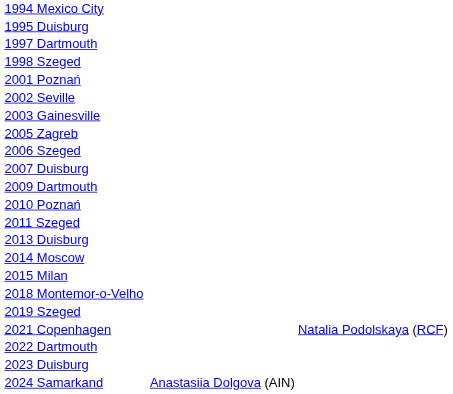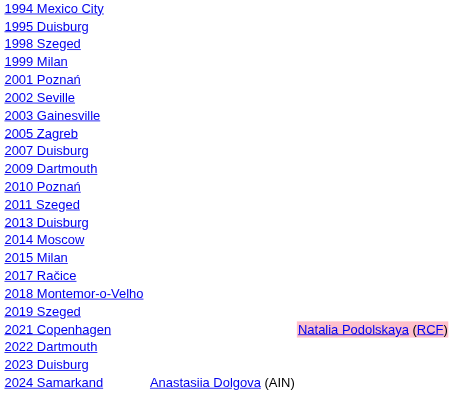- row: (51, 44)
+ row: (36, 62)
- row: (43, 151)
+ row: (40, 276)
(373, 329) no background -> (373, 329) pink background
